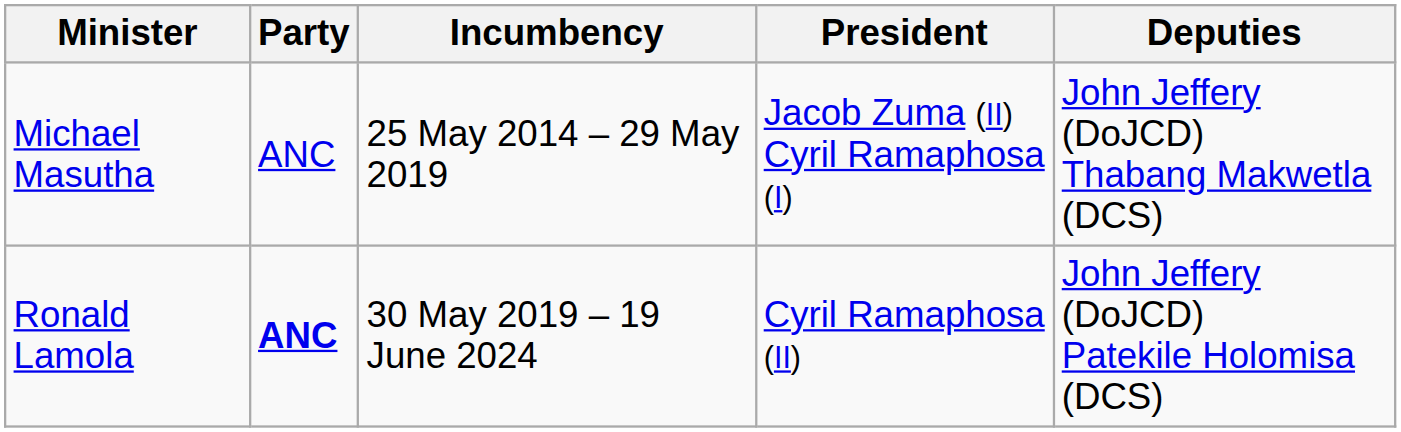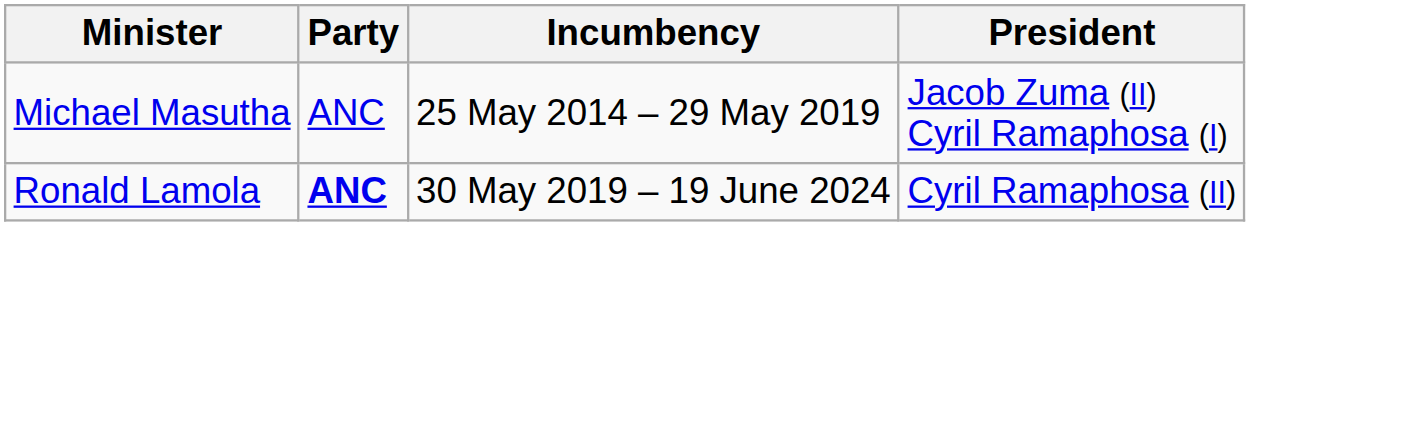- column: (1224, 33)
